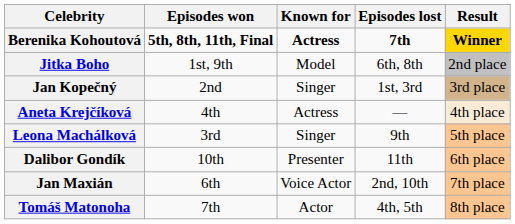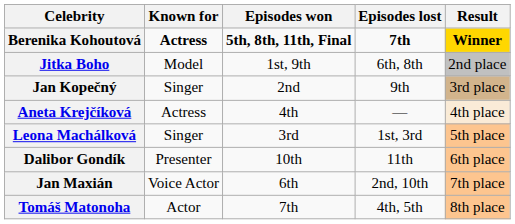columns swapped: (316, 16) <-> (211, 16)
(400, 87) 1st, 3rd -> (400, 87) 9th
(400, 135) 9th -> (400, 135) 1st, 3rd
